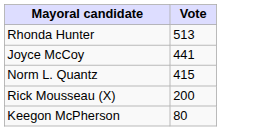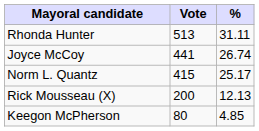+ column: (235, 14)
